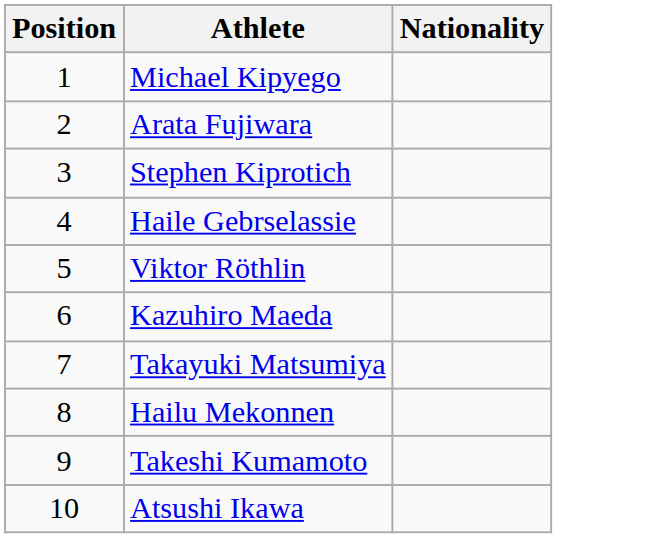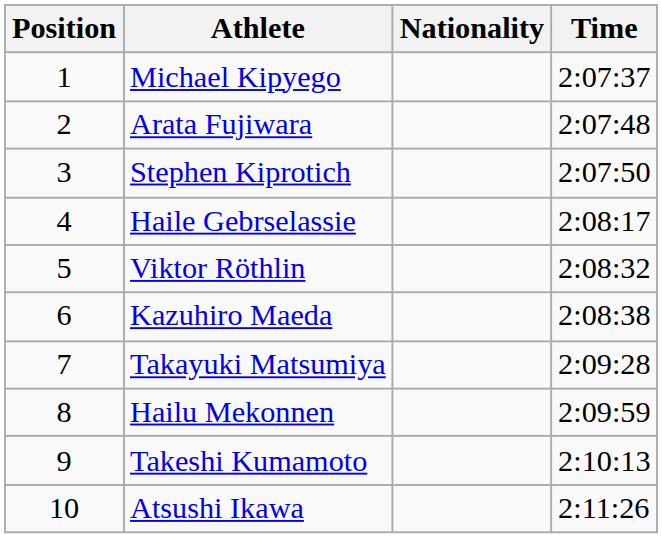+ column: (604, 28)
